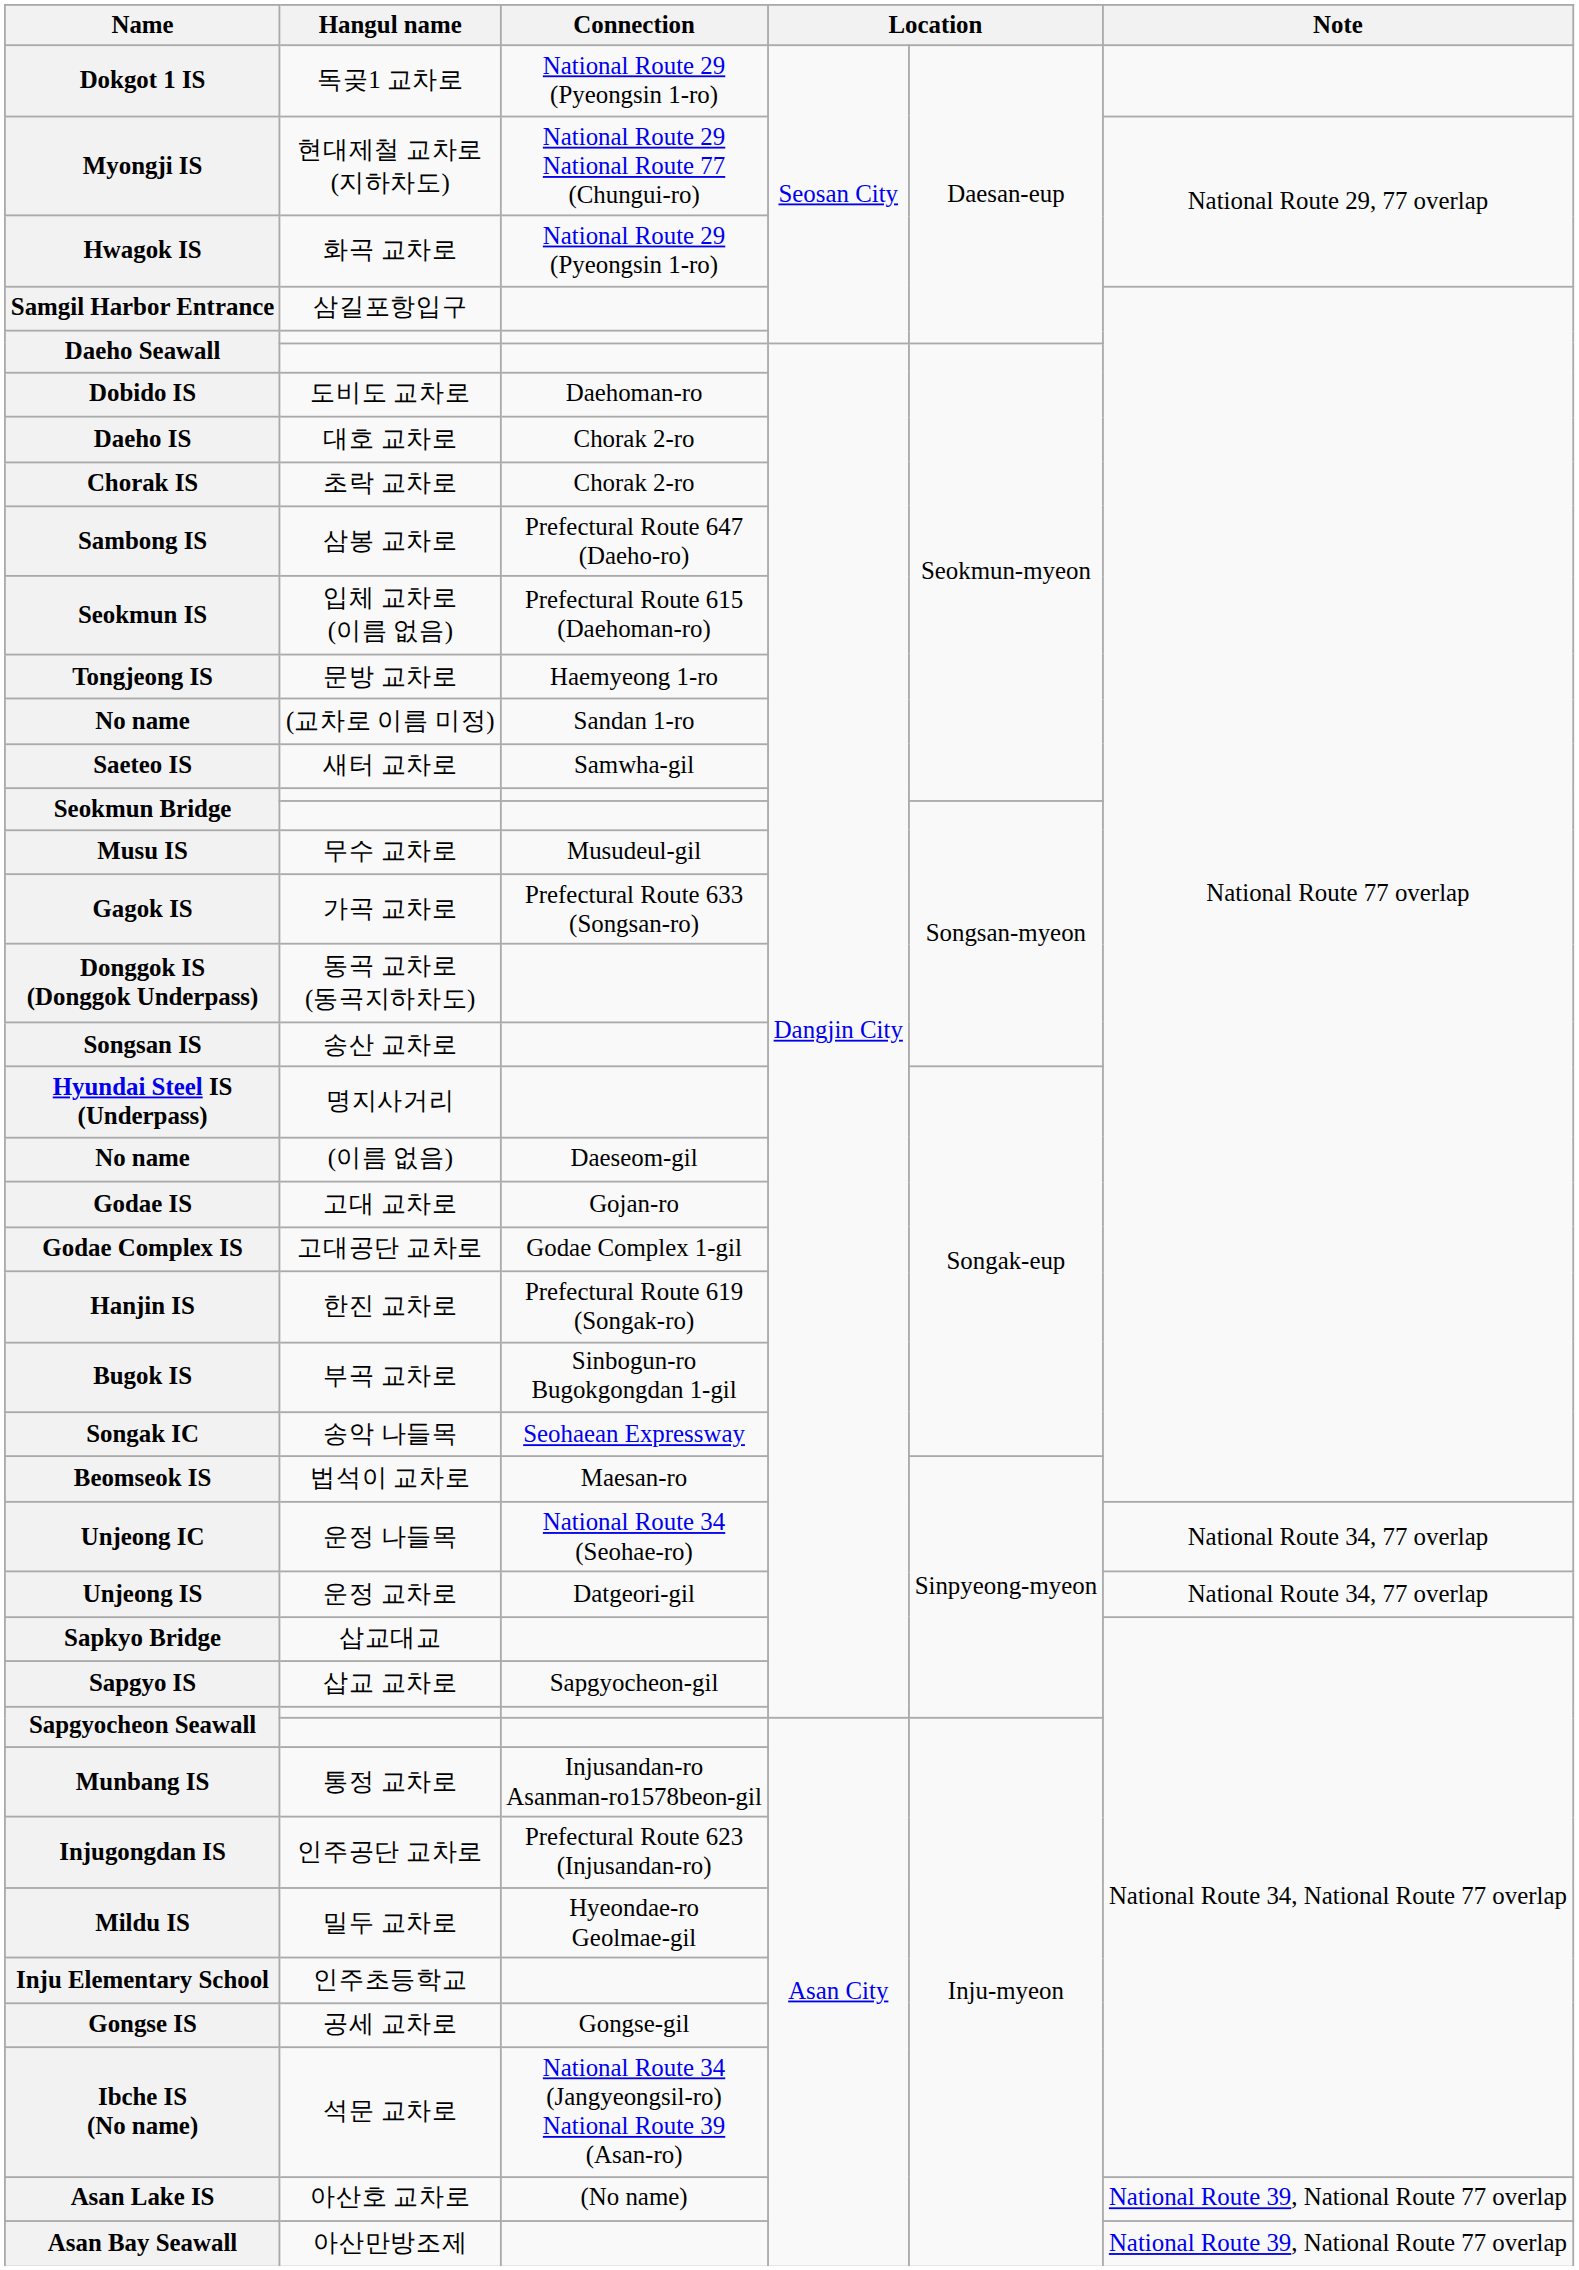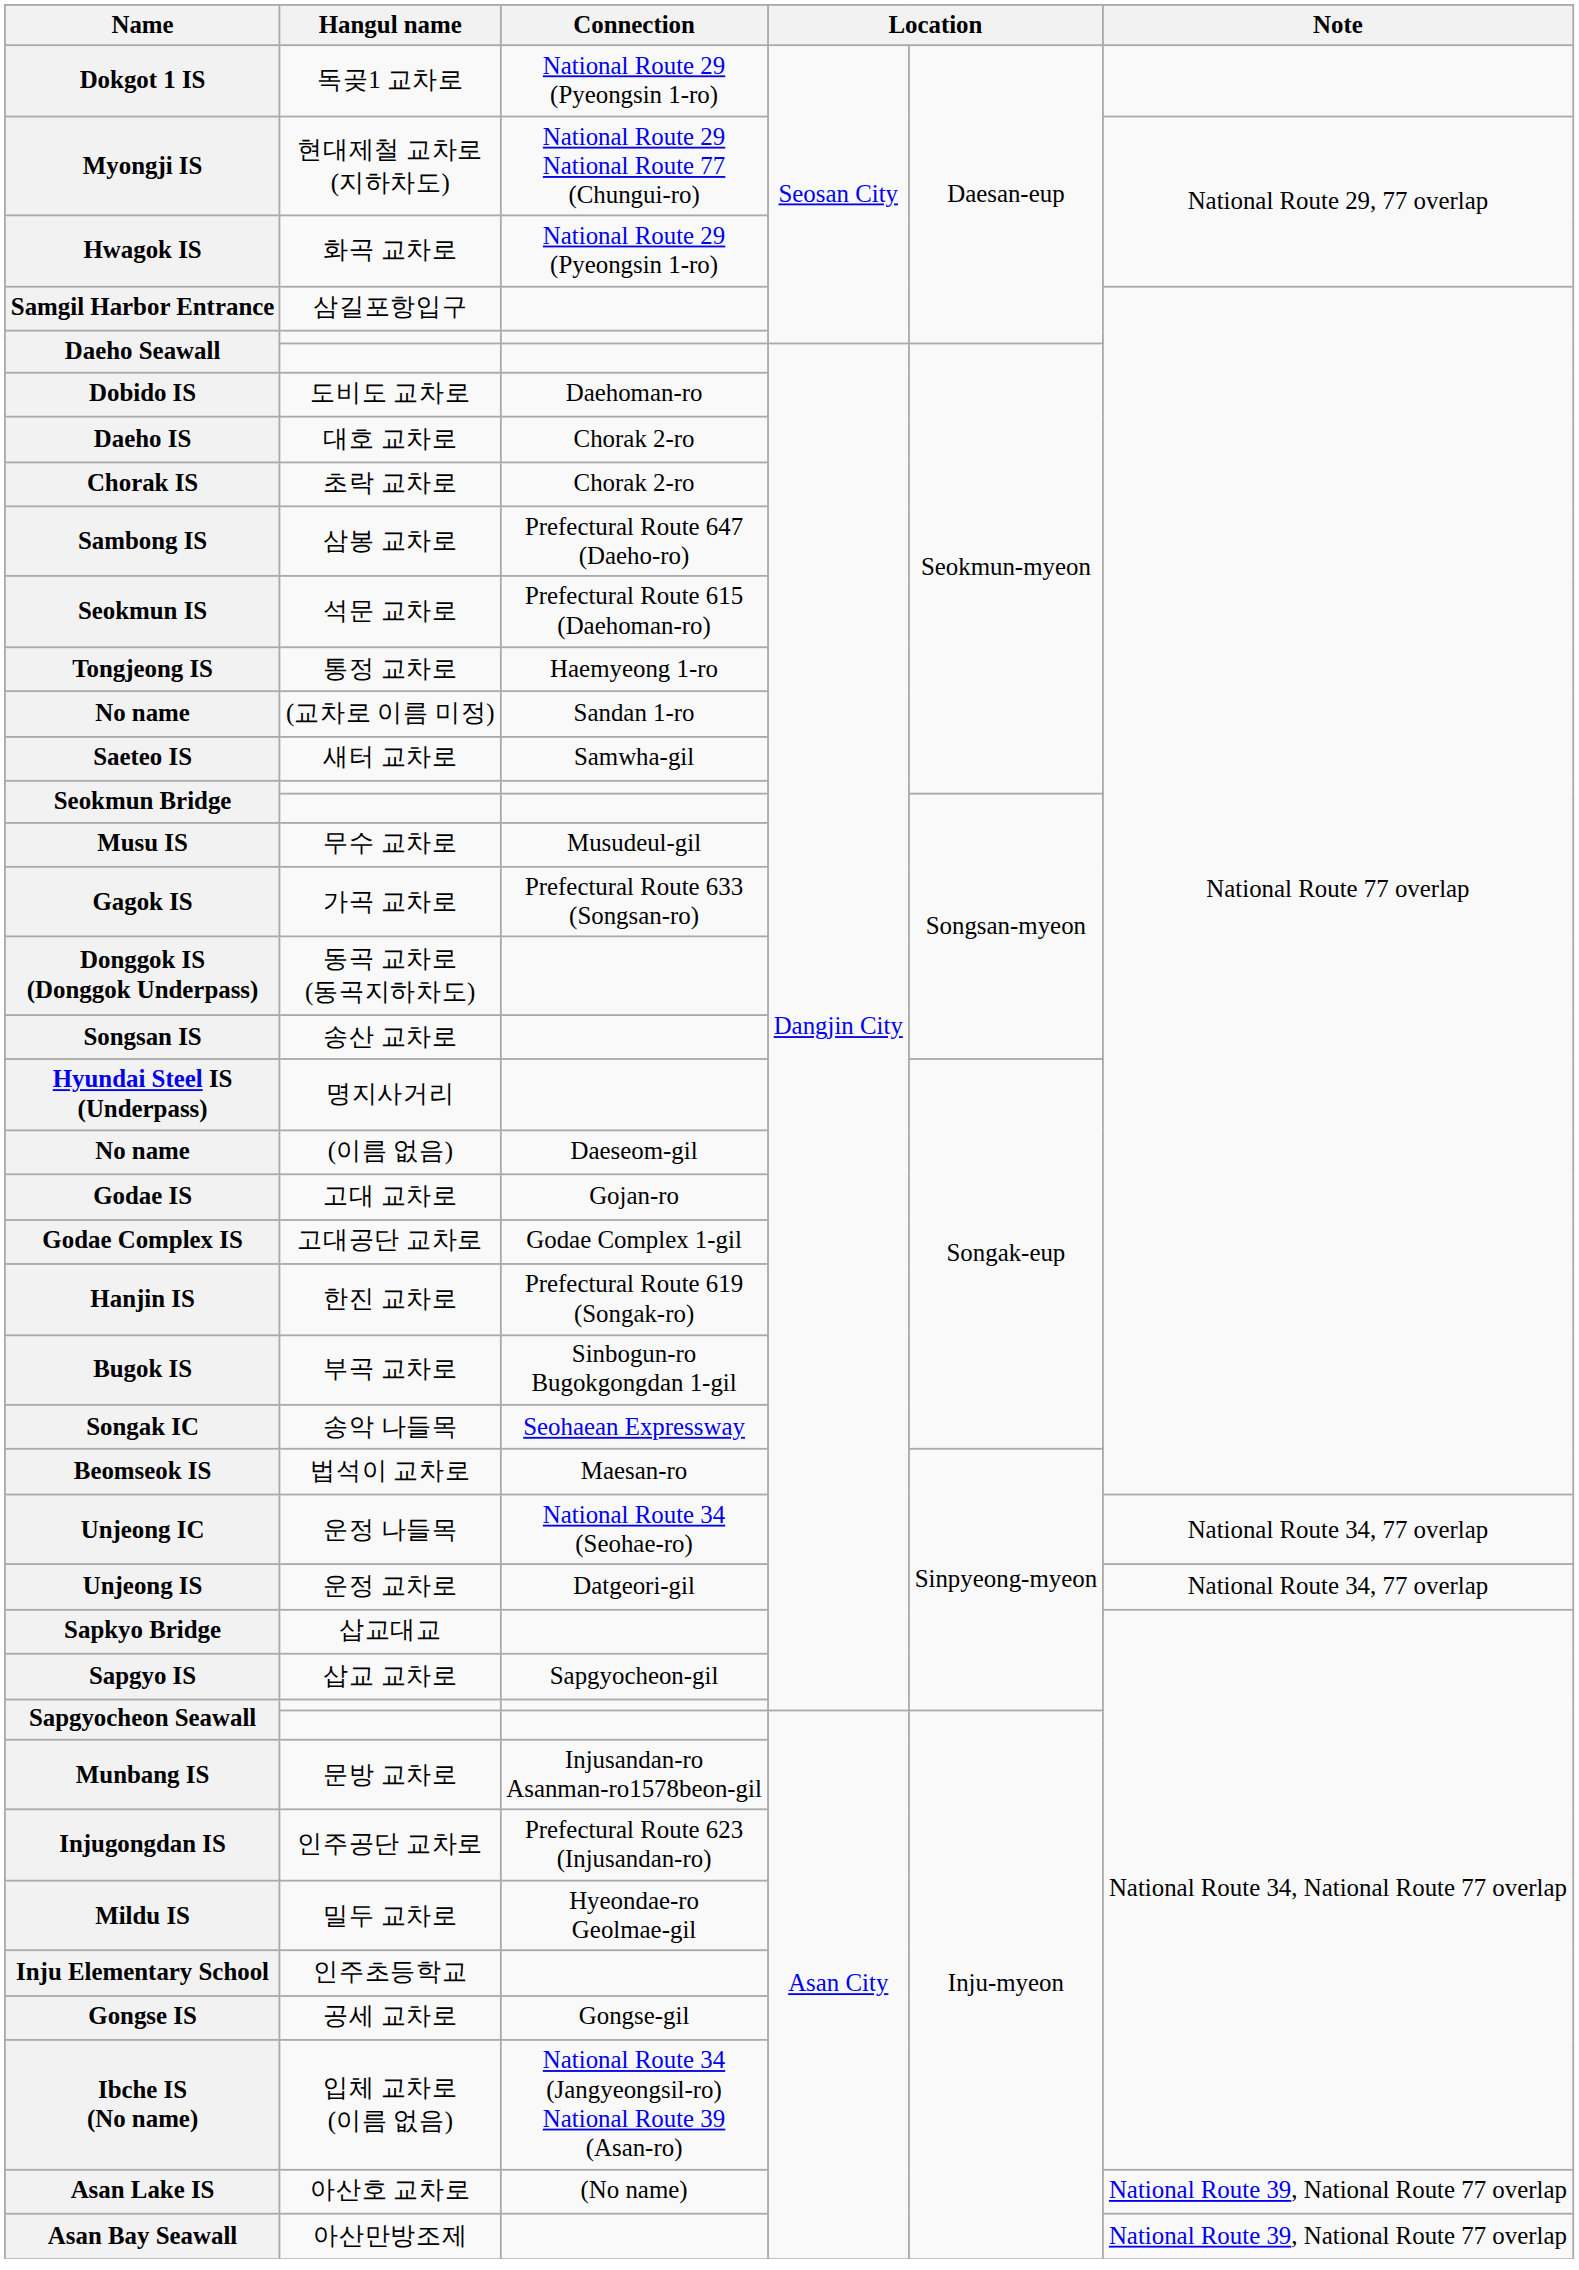(390, 614) 입체 교차로 (이름 없음) -> (390, 610) 석문 교차로
(390, 675) 문방 교차로 -> (390, 668) 통정 교차로
(390, 1781) 통정 교차로 -> (390, 1774) 문방 교차로
(390, 2111) 석문 교차로 -> (390, 2103) 입체 교차로 (이름 없음)
